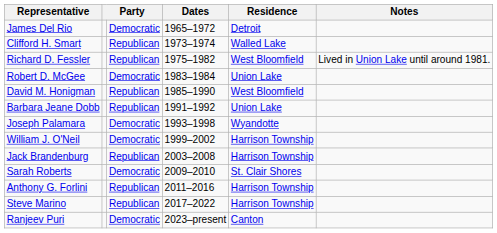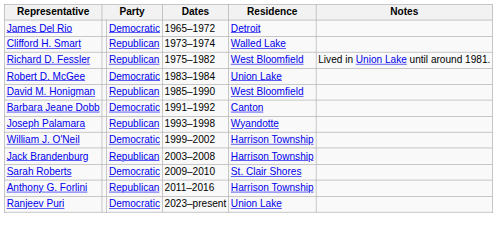(134, 108) Republican -> (134, 108) Democratic
(256, 108) Union Lake -> (247, 108) Canton
(134, 124) Democratic -> (134, 124) Republican
- row: (36, 204)
(247, 220) Canton -> (256, 204) Union Lake
